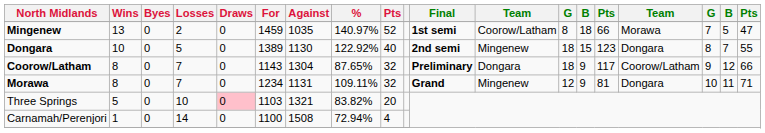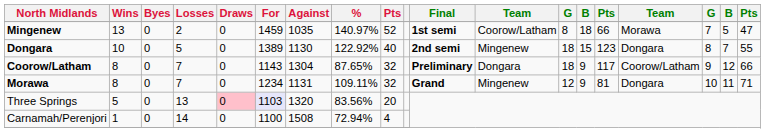(182, 101) 10 -> (182, 101) 13
(270, 101) no background -> (270, 101) lavender background
(301, 101) 1321 -> (301, 101) 1320
(353, 101) 83.82% -> (353, 101) 83.56%
